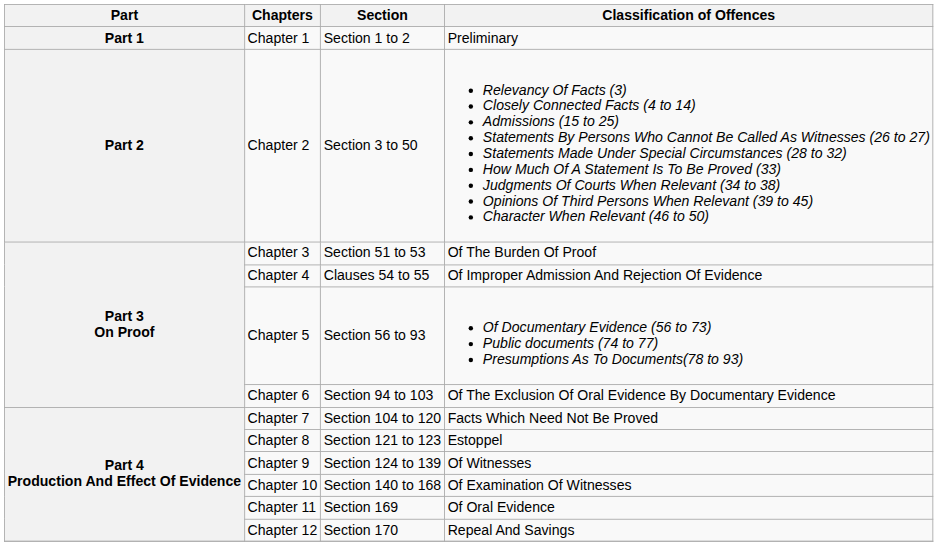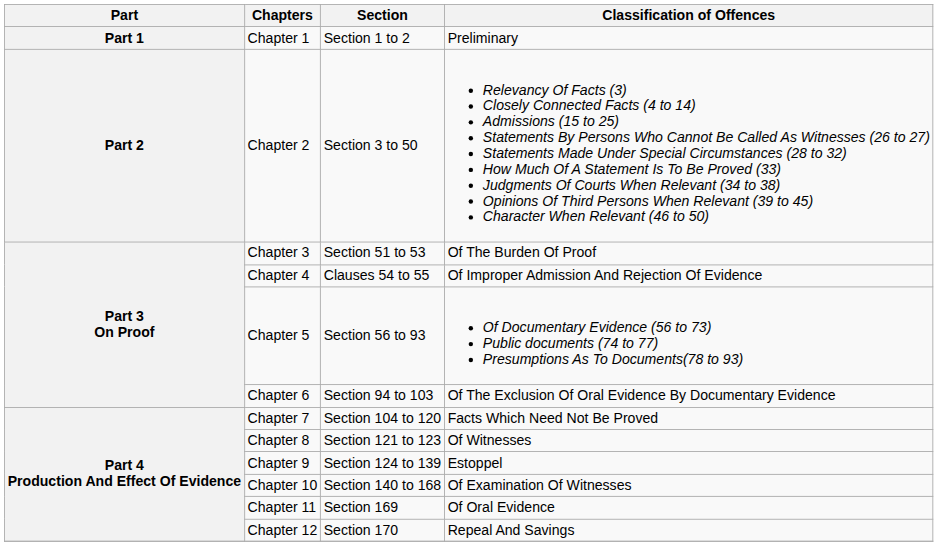(475, 440) Estoppel -> (490, 440) Of Witnesses
(490, 463) Of Witnesses -> (475, 463) Estoppel
